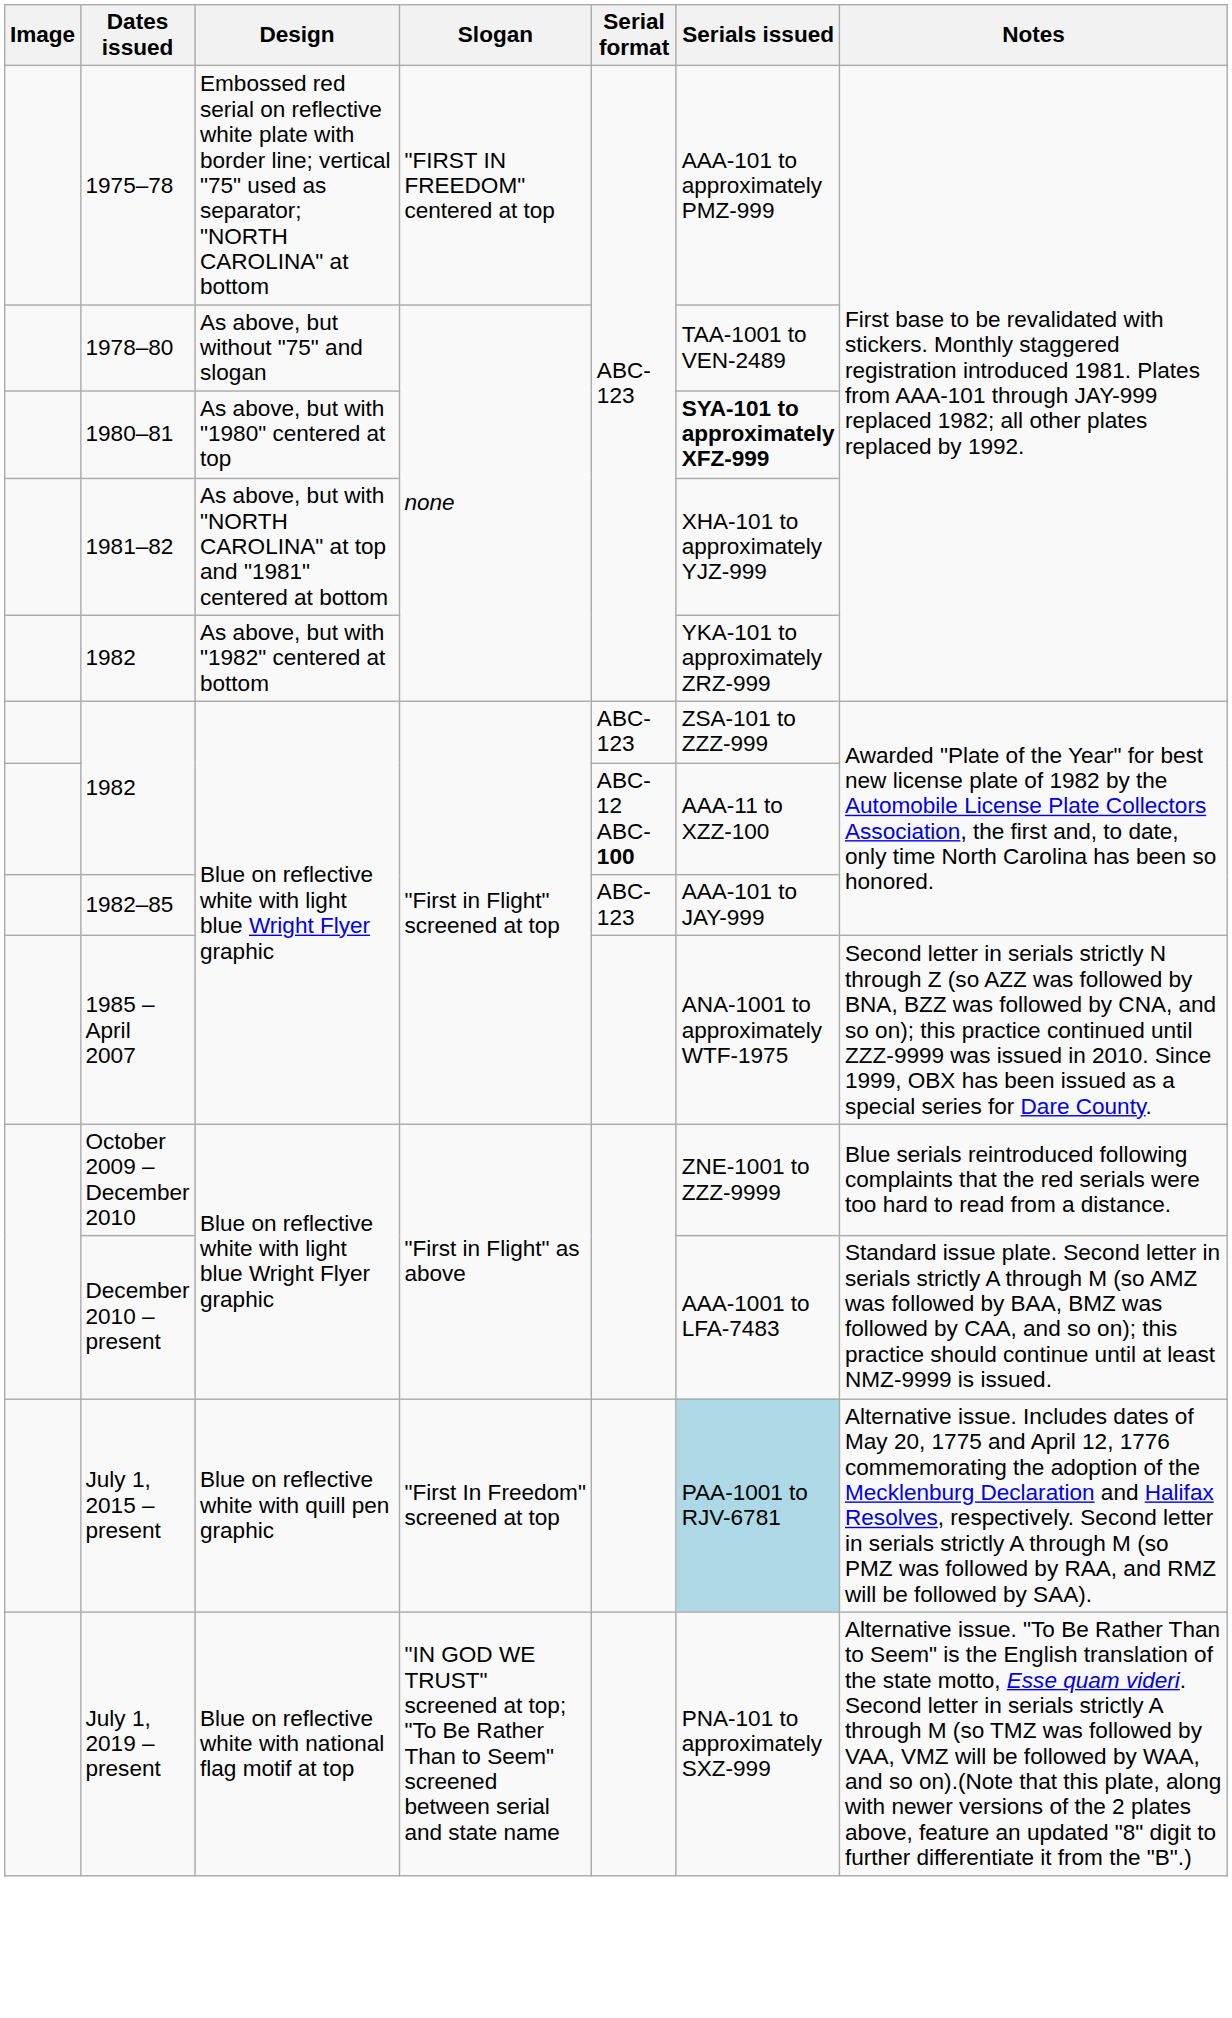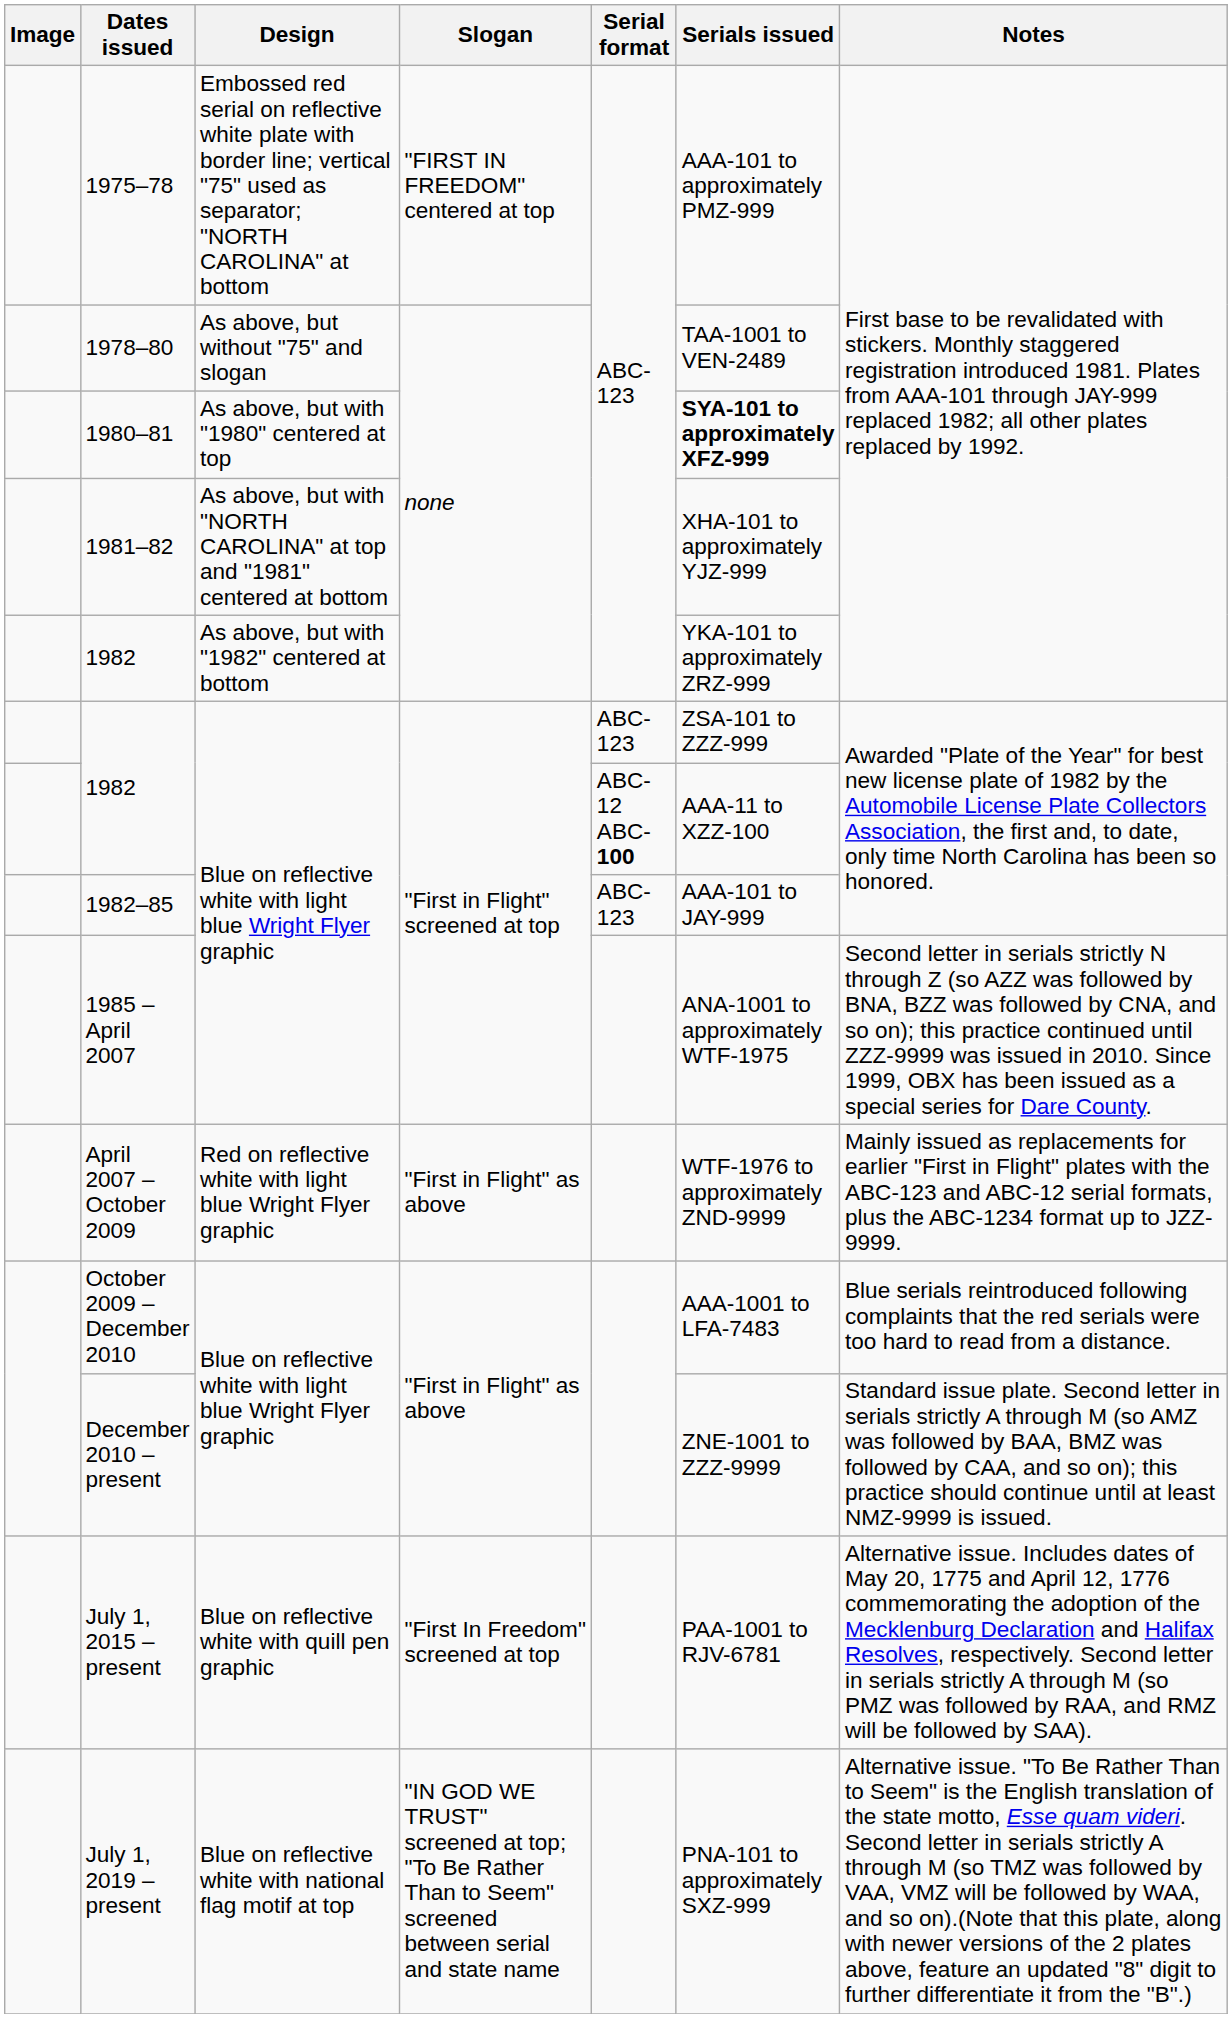+ row: (126, 1192)
(746, 1179) ZNE-1001 to ZZZ-9999 -> (746, 1316) AAA-1001 to LFA-7483
(746, 1316) AAA-1001 to LFA-7483 -> (746, 1454) ZNE-1001 to ZZZ-9999
(745, 1505) lightblue background -> (745, 1642) no background
